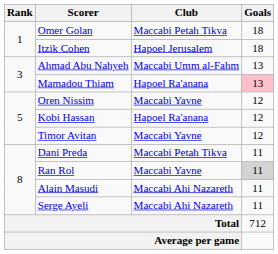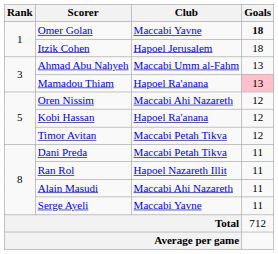(180, 30) Maccabi Petah Tikva -> (168, 30) Maccabi Yavne
(258, 30) normal -> (258, 30) bold
(168, 100) Maccabi Yavne -> (183, 100) Maccabi Ahi Nazareth
(168, 135) Maccabi Yavne -> (180, 135) Maccabi Petah Tikva
(168, 170) Maccabi Yavne -> (180, 170) Hapoel Nazareth Illit
(258, 170) lightgrey background -> (258, 170) no background
(183, 205) Maccabi Ahi Nazareth -> (168, 205) Maccabi Yavne
